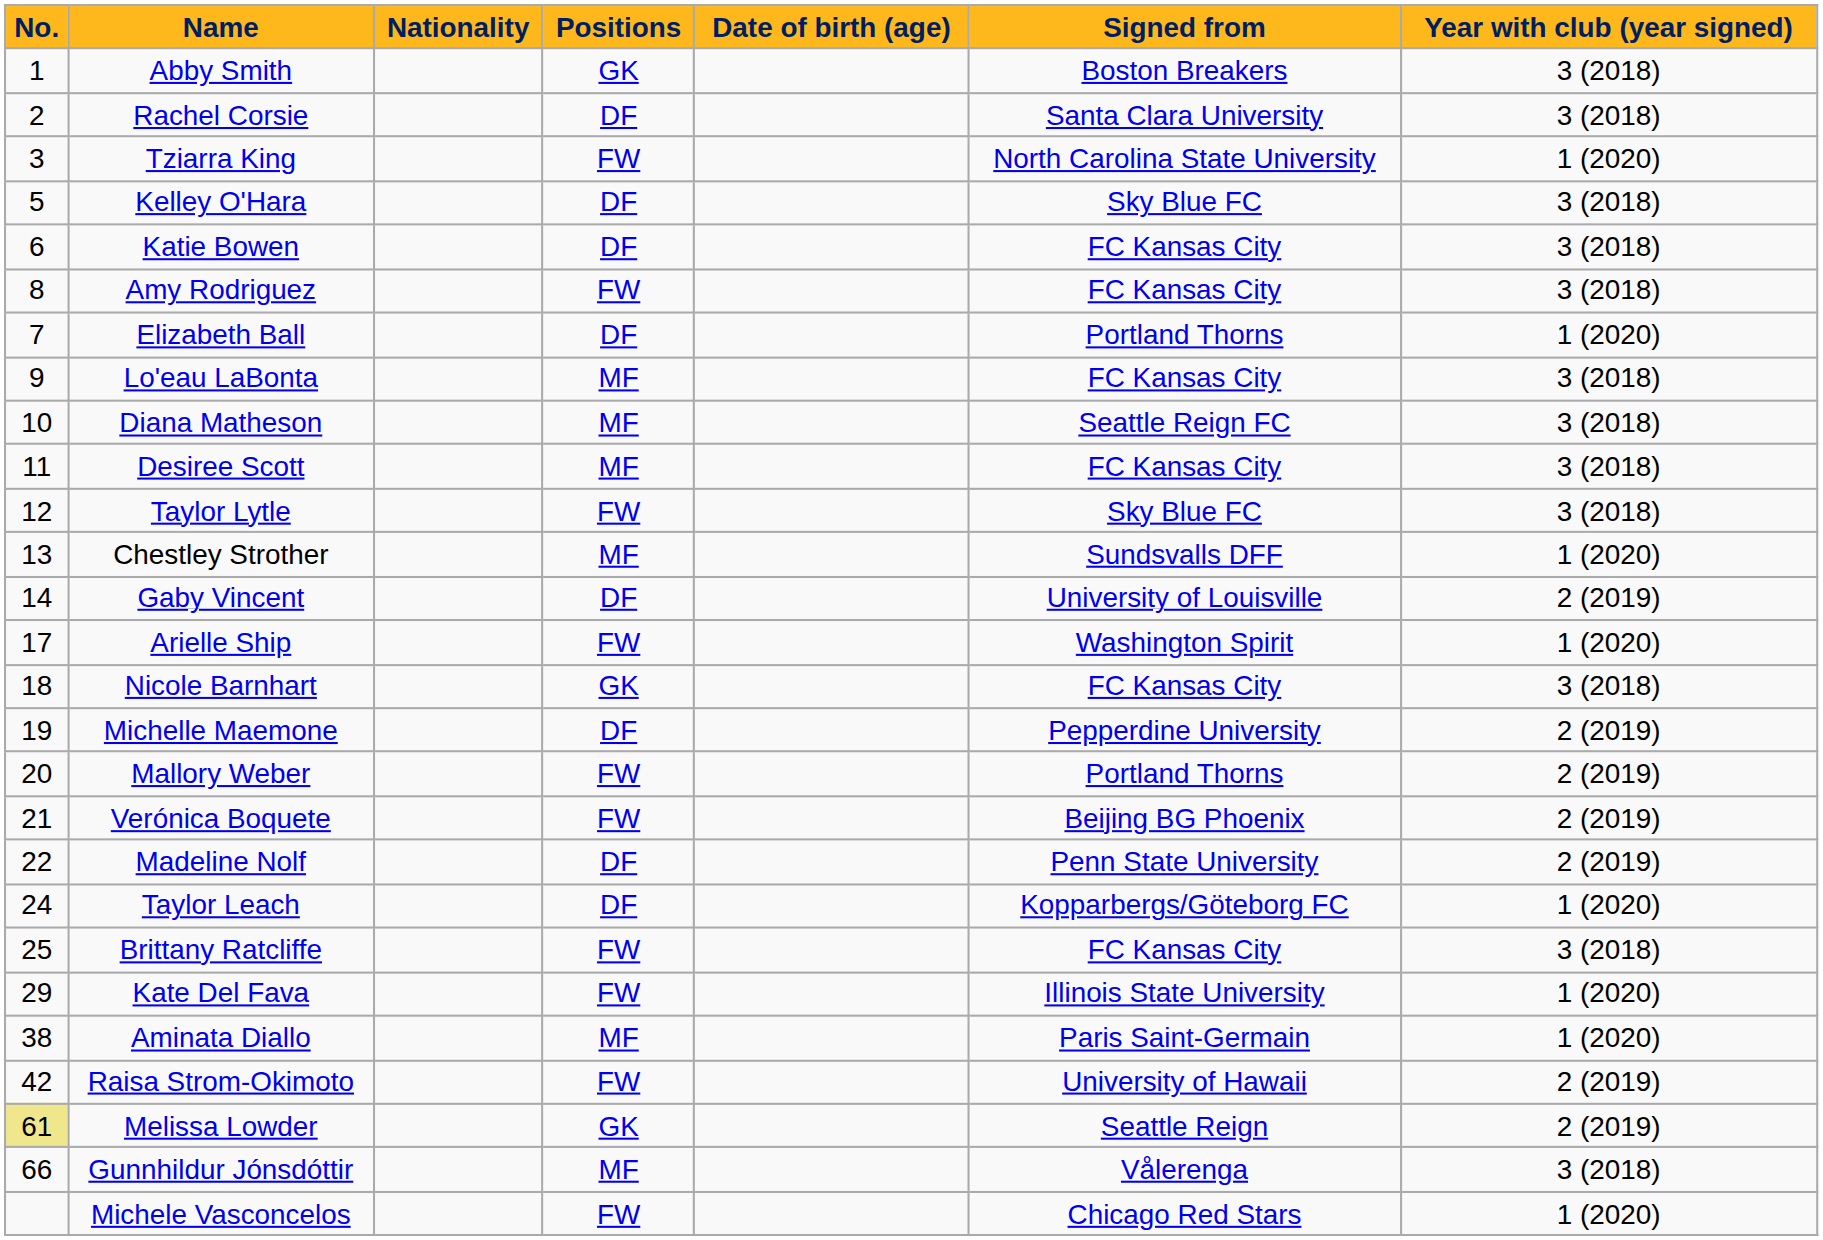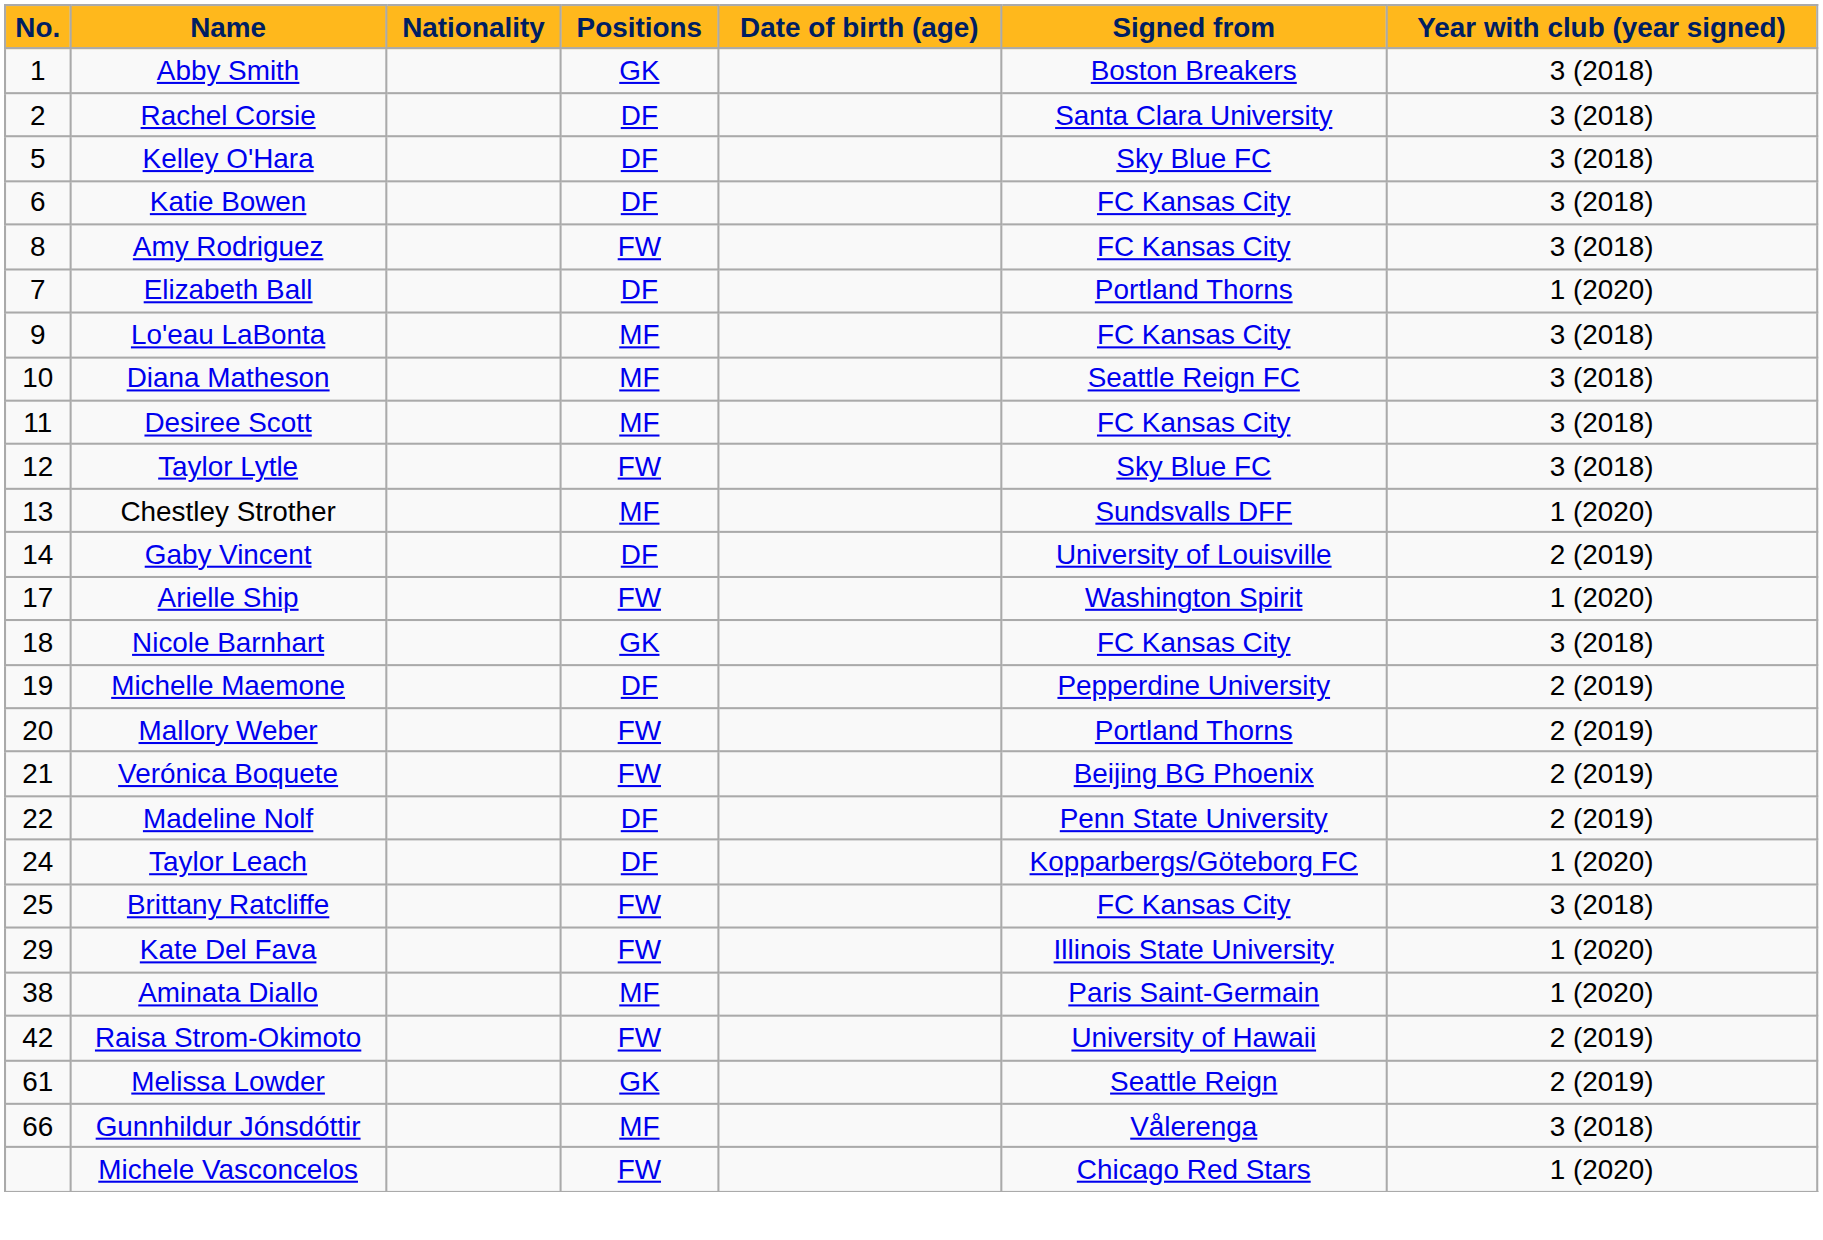- row: (221, 158)
(37, 1125) khaki background -> (38, 1081) no background
